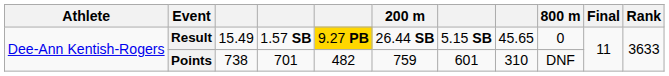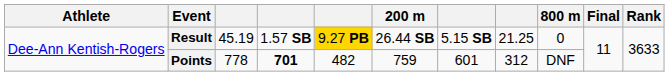(236, 38) 15.49 -> (236, 38) 45.19
(516, 38) 45.65 -> (516, 38) 21.25
(236, 61) 738 -> (236, 61) 778
(286, 61) normal -> (286, 61) bold
(516, 61) 310 -> (516, 61) 312
